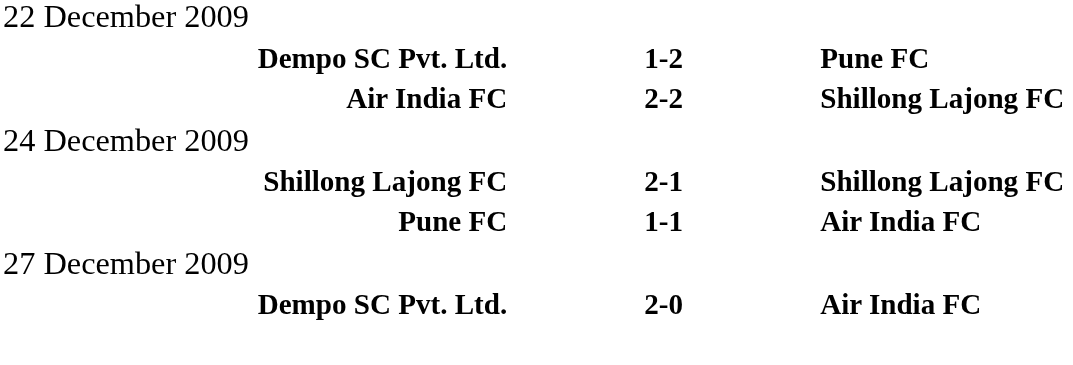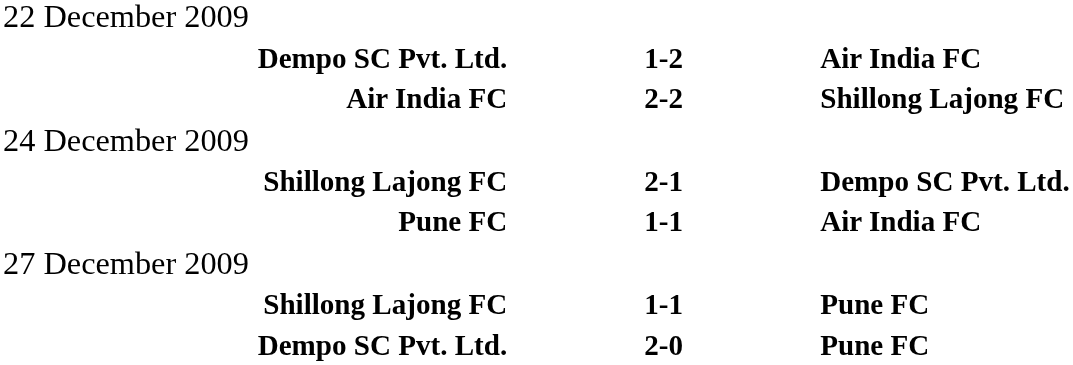(875, 58) Pune FC -> (901, 58) Air India FC
(942, 181) Shillong Lajong FC -> (945, 181) Dempo SC Pvt. Ltd.
+ row: (385, 304)
(901, 304) Air India FC -> (875, 345) Pune FC
